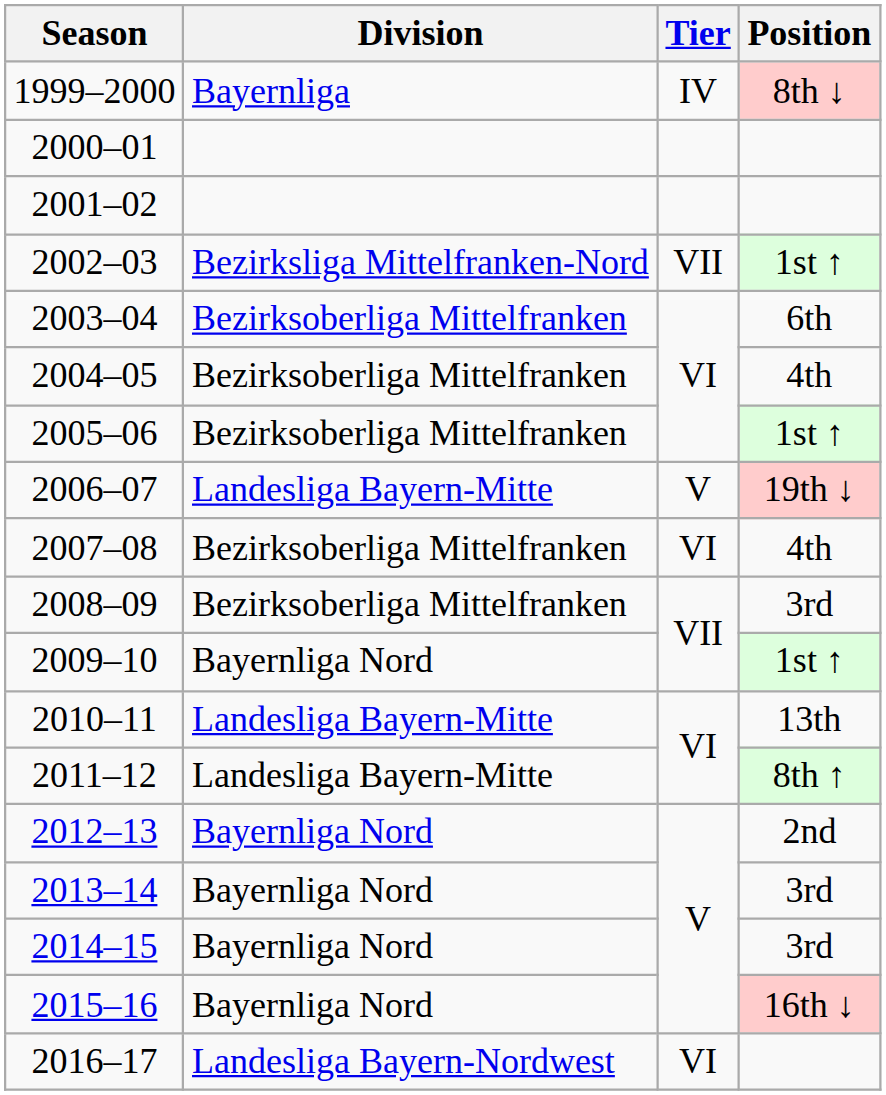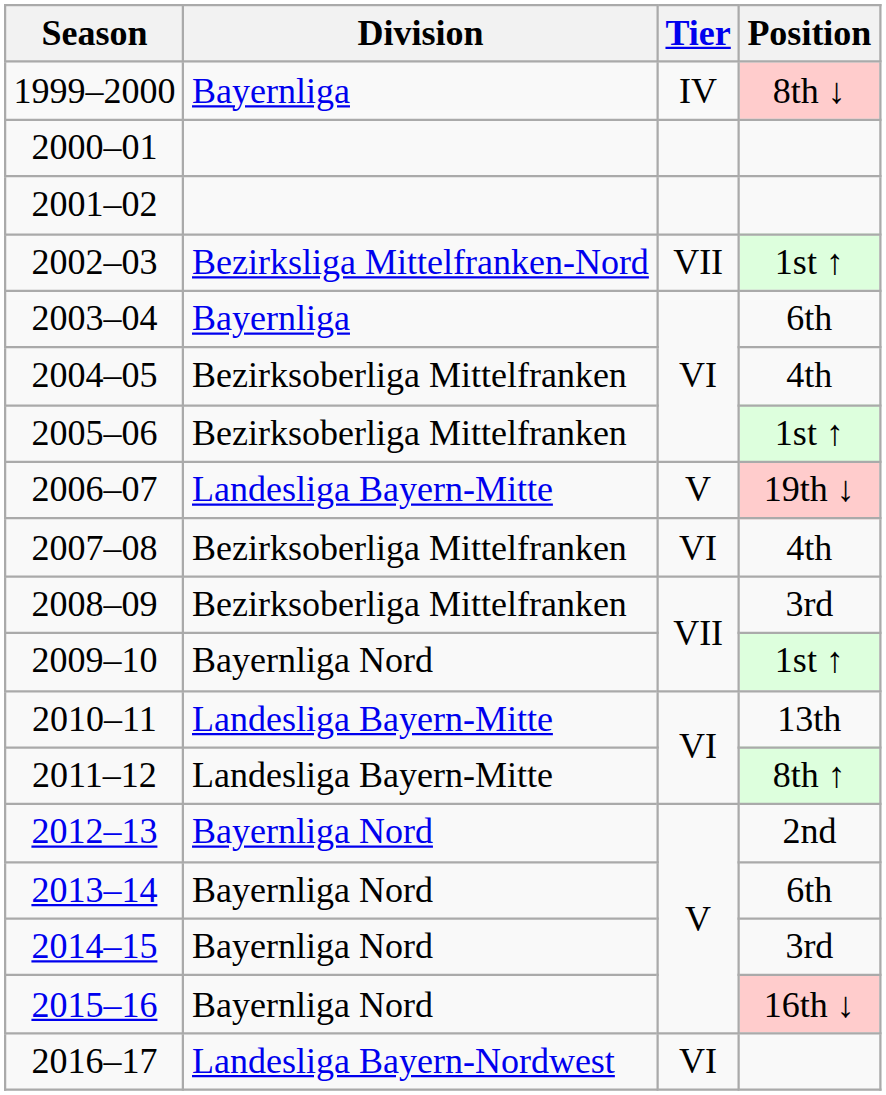(409, 318) Bezirksoberliga Mittelfranken -> (271, 318) Bayernliga
(809, 889) 3rd -> (809, 889) 6th
